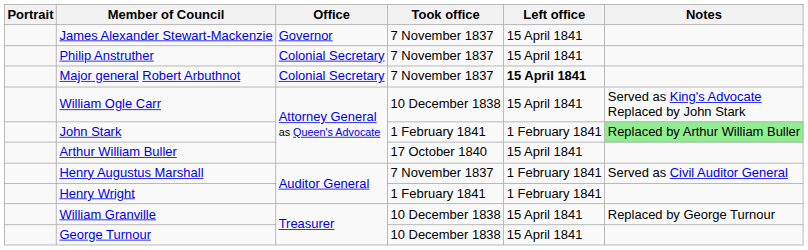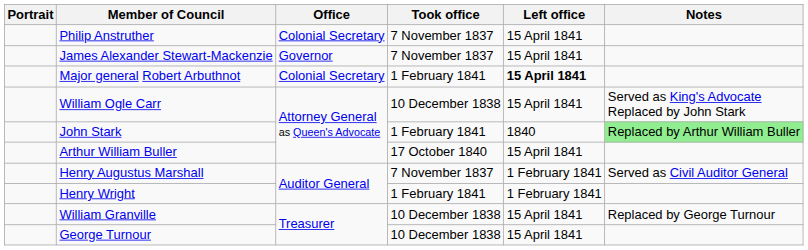rows swapped: (166, 35) <-> (107, 55)
(442, 76) 7 November 1837 -> (438, 76) 1 February 1841
(554, 132) 1 February 1841 -> (521, 132) 1840
